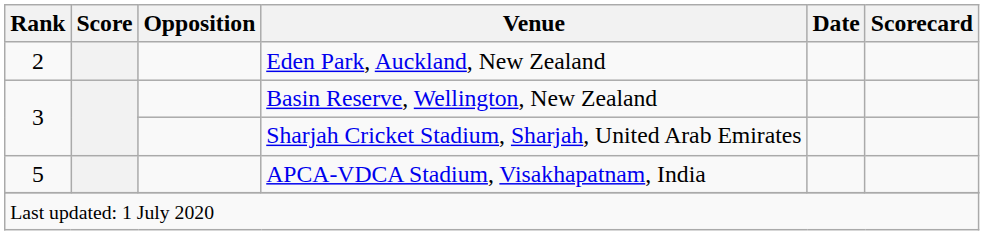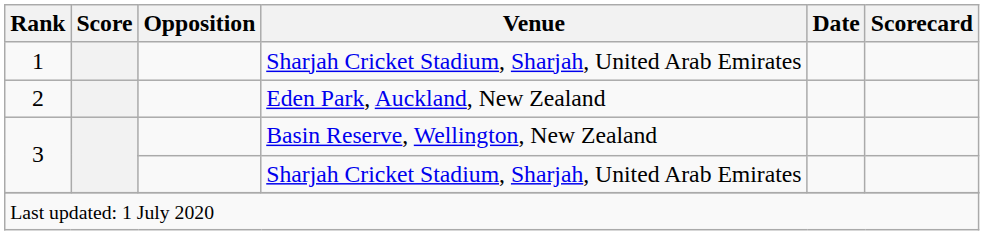+ row: (38, 60)
- row: (38, 173)
